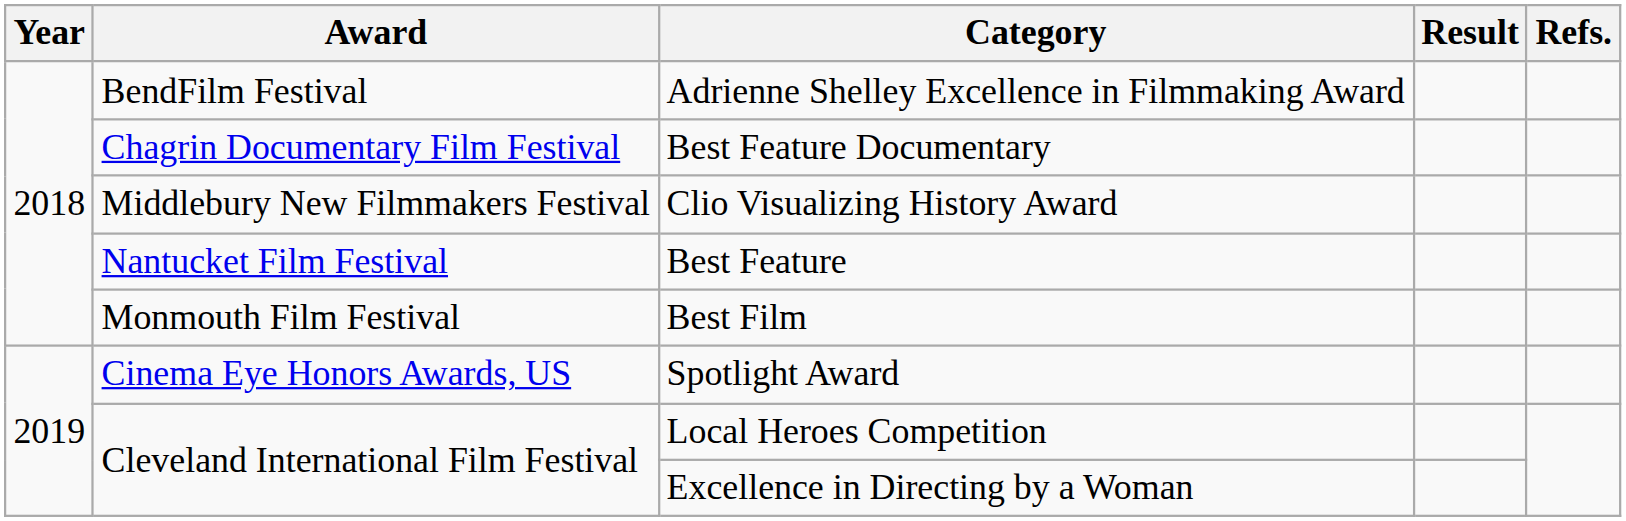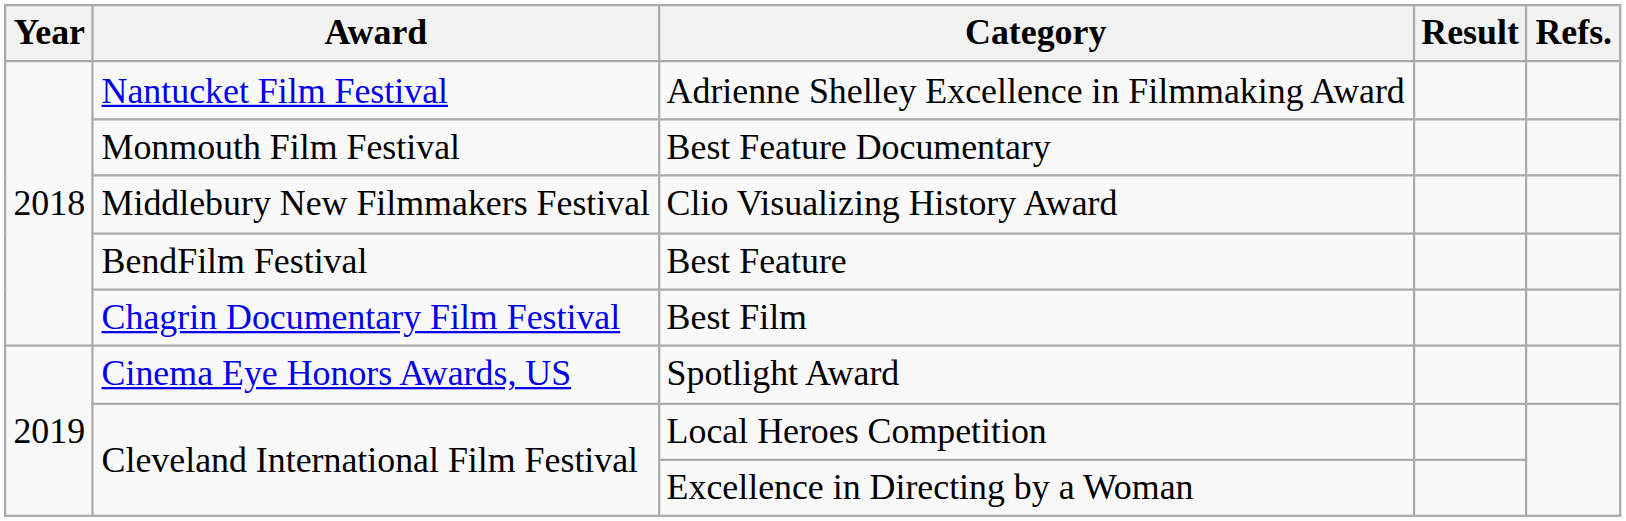(234, 89) BendFilm Festival -> (275, 89) Nantucket Film Festival
(361, 146) Chagrin Documentary Film Festival -> (281, 146) Monmouth Film Festival
(275, 260) Nantucket Film Festival -> (234, 260) BendFilm Festival
(281, 317) Monmouth Film Festival -> (361, 317) Chagrin Documentary Film Festival
